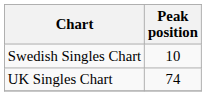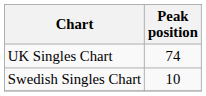rows swapped: (75, 56) <-> (60, 79)
